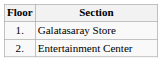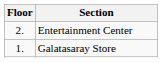rows swapped: (77, 30) <-> (85, 48)
